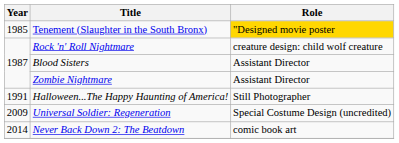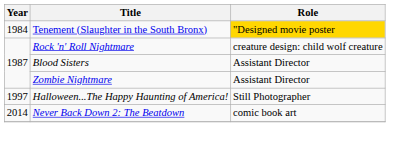(17, 29) 1985 -> (17, 29) 1984
(17, 96) 1991 -> (17, 96) 1997
- row: (102, 113)
